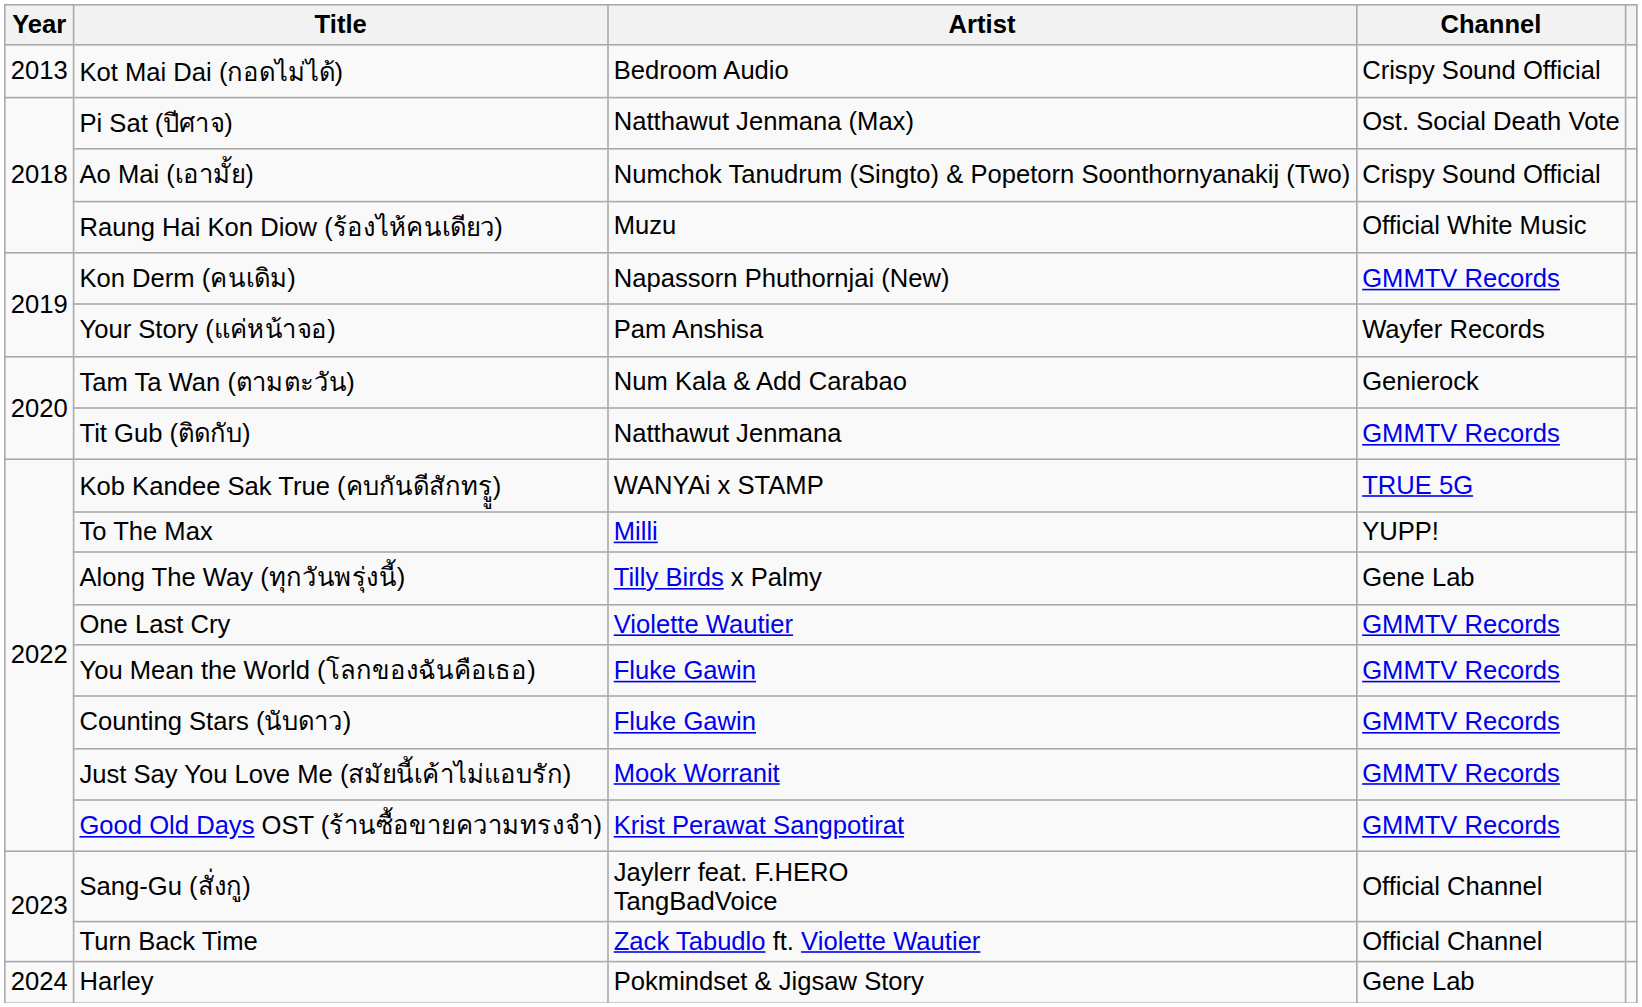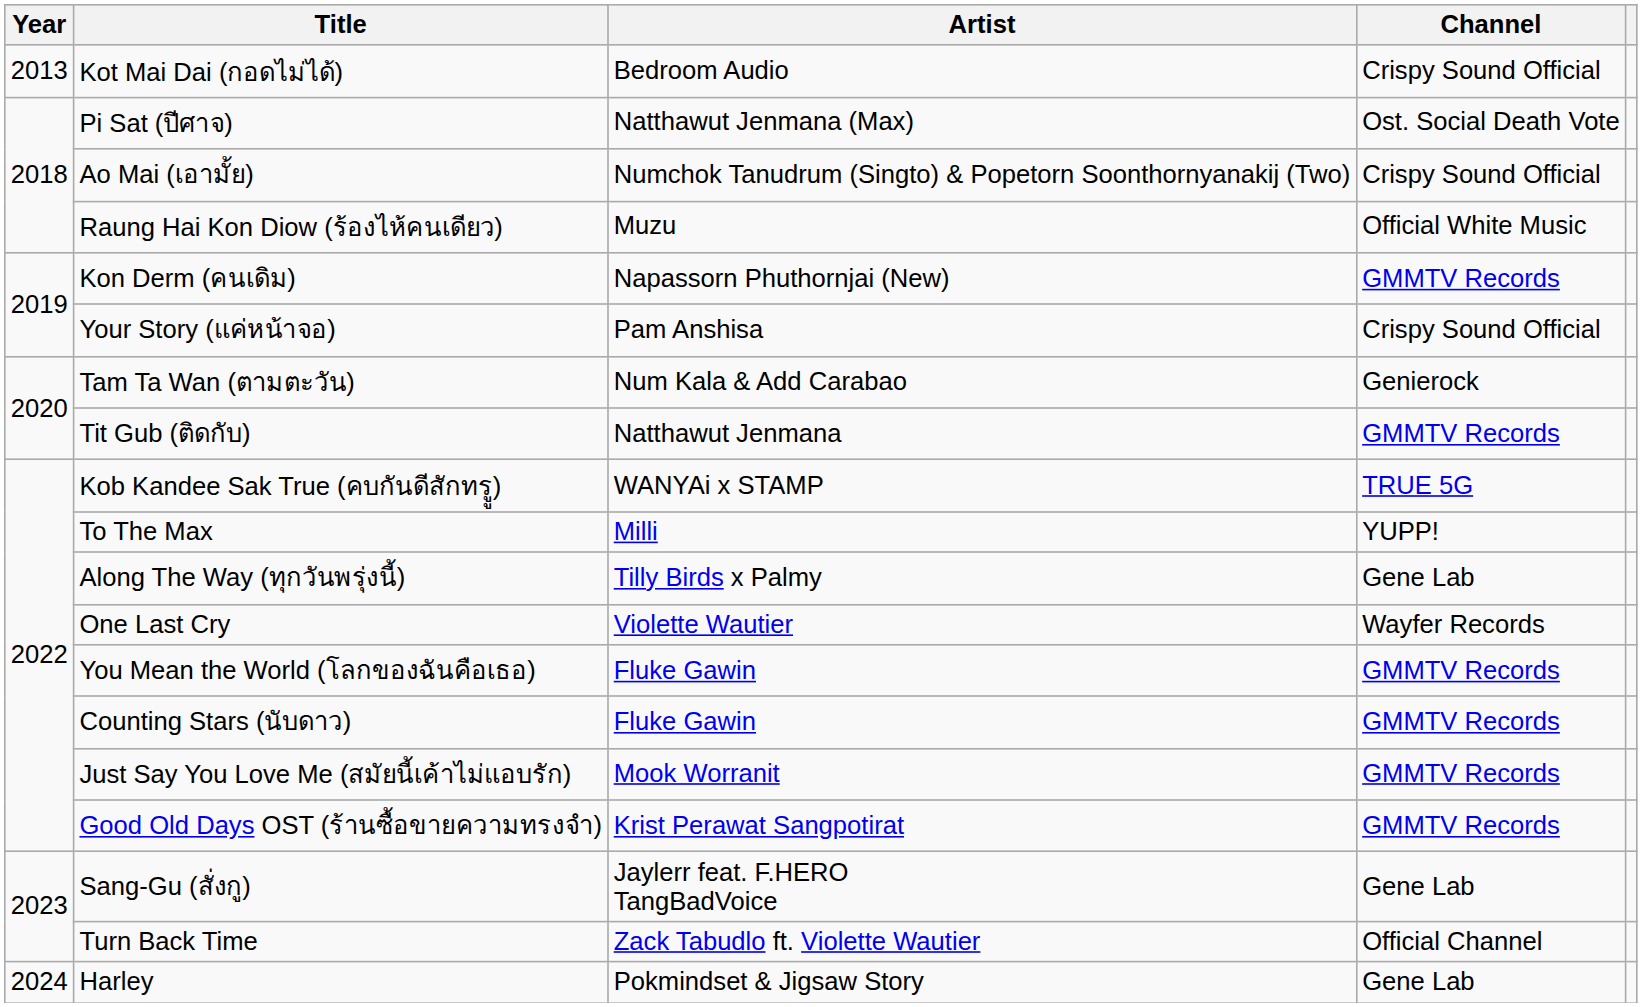(1453, 330) Wayfer Records -> (1481, 330) Crispy Sound Official
(1461, 624) GMMTV Records -> (1453, 624) Wayfer Records
(1452, 886) Official Channel -> (1418, 886) Gene Lab
